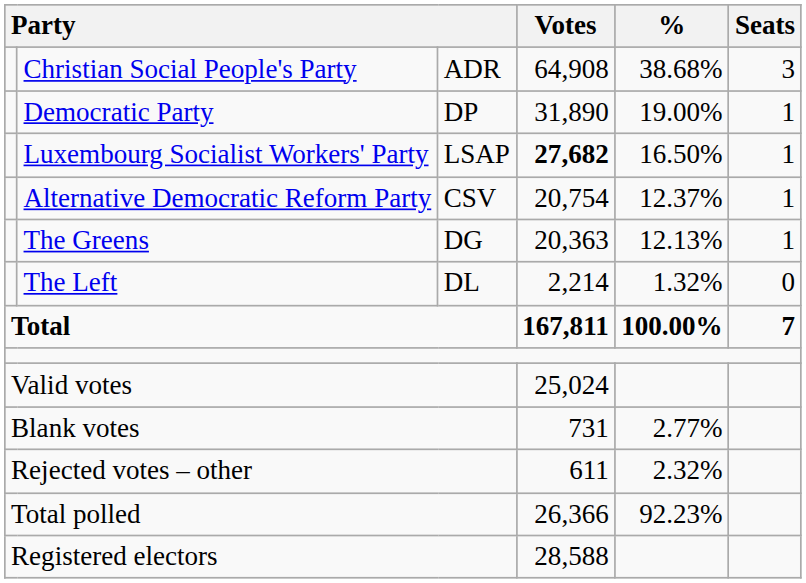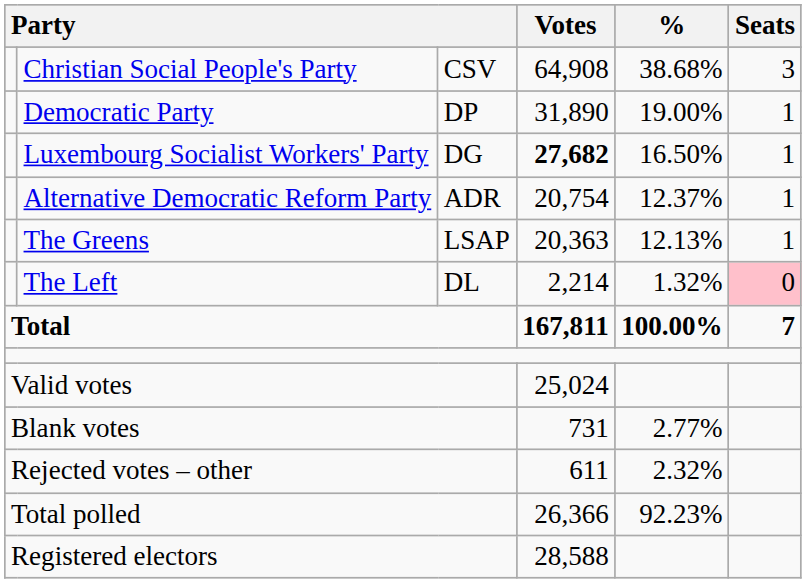(472, 68) ADR -> (470, 68) CSV
(477, 154) LSAP -> (463, 154) DG
(470, 197) CSV -> (472, 197) ADR
(463, 240) DG -> (477, 240) LSAP
(788, 283) no background -> (788, 283) pink background
